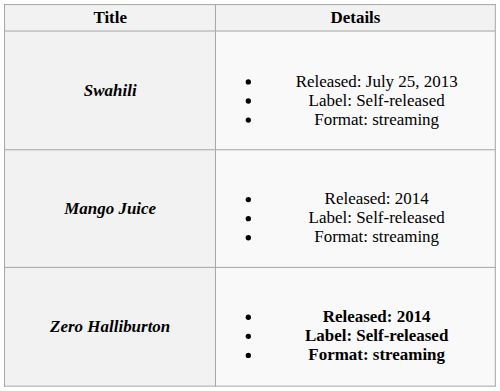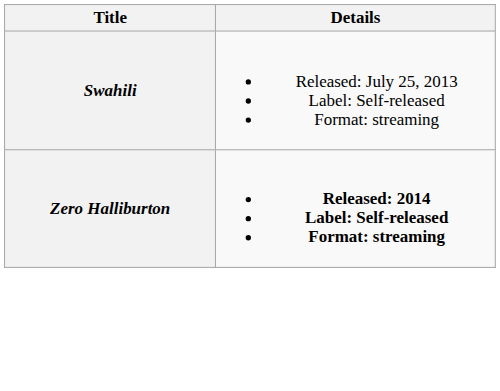- row: (110, 208)
